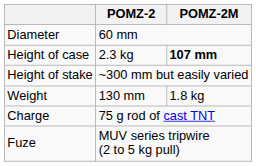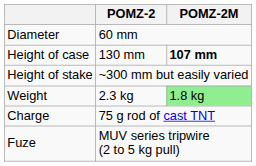(116, 55) 2.3 kg -> (122, 55) 130 mm
(122, 95) 130 mm -> (116, 95) 2.3 kg
(187, 95) no background -> (187, 95) lightgreen background
